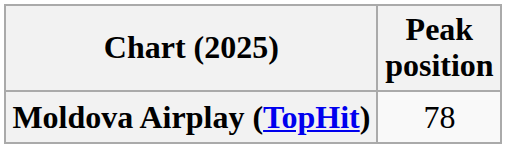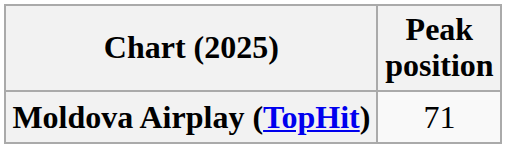(439, 116) 78 -> (439, 116) 71
